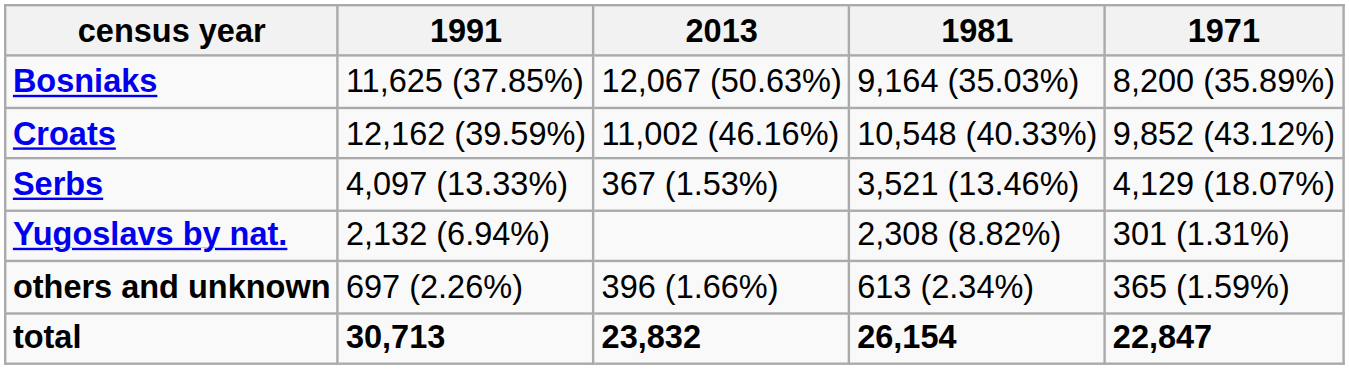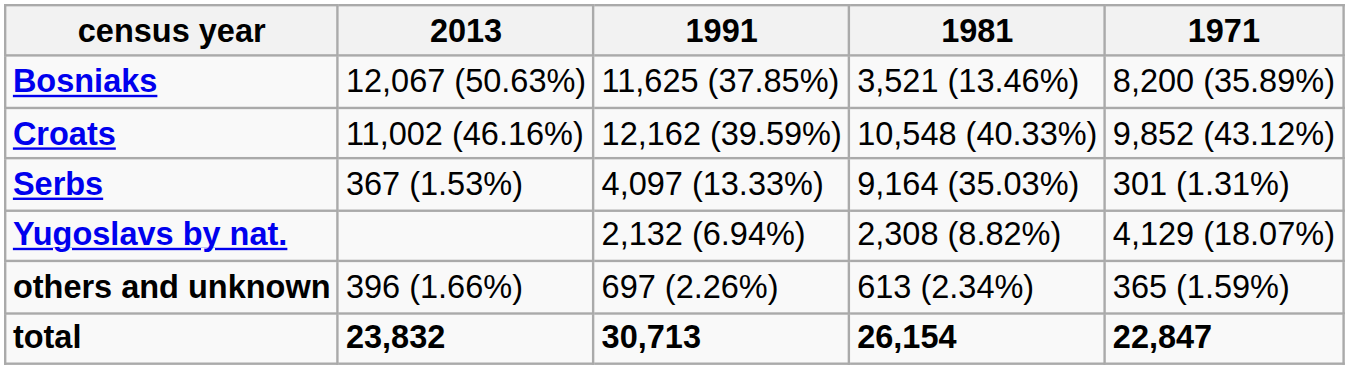columns swapped: (722, 30) <-> (466, 30)
(968, 82) 9,164 (35.03%) -> (968, 82) 3,521 (13.46%)
(968, 184) 3,521 (13.46%) -> (968, 184) 9,164 (35.03%)
(1224, 184) 4,129 (18.07%) -> (1201, 184) 301 (1.31%)
(1201, 235) 301 (1.31%) -> (1224, 235) 4,129 (18.07%)
